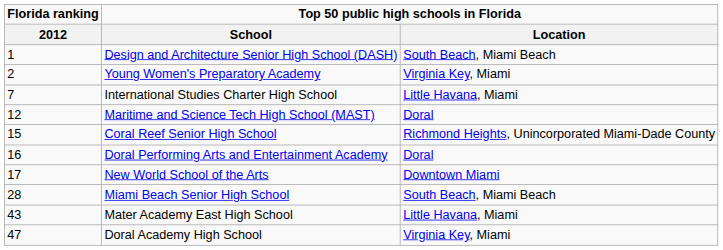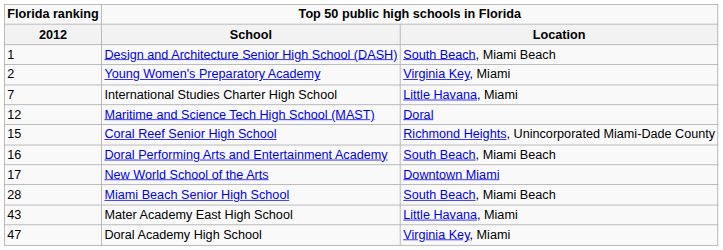(418, 154) Doral -> (479, 154) South Beach, Miami Beach
